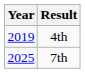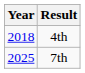(21, 36) 2019 -> (21, 36) 2018
